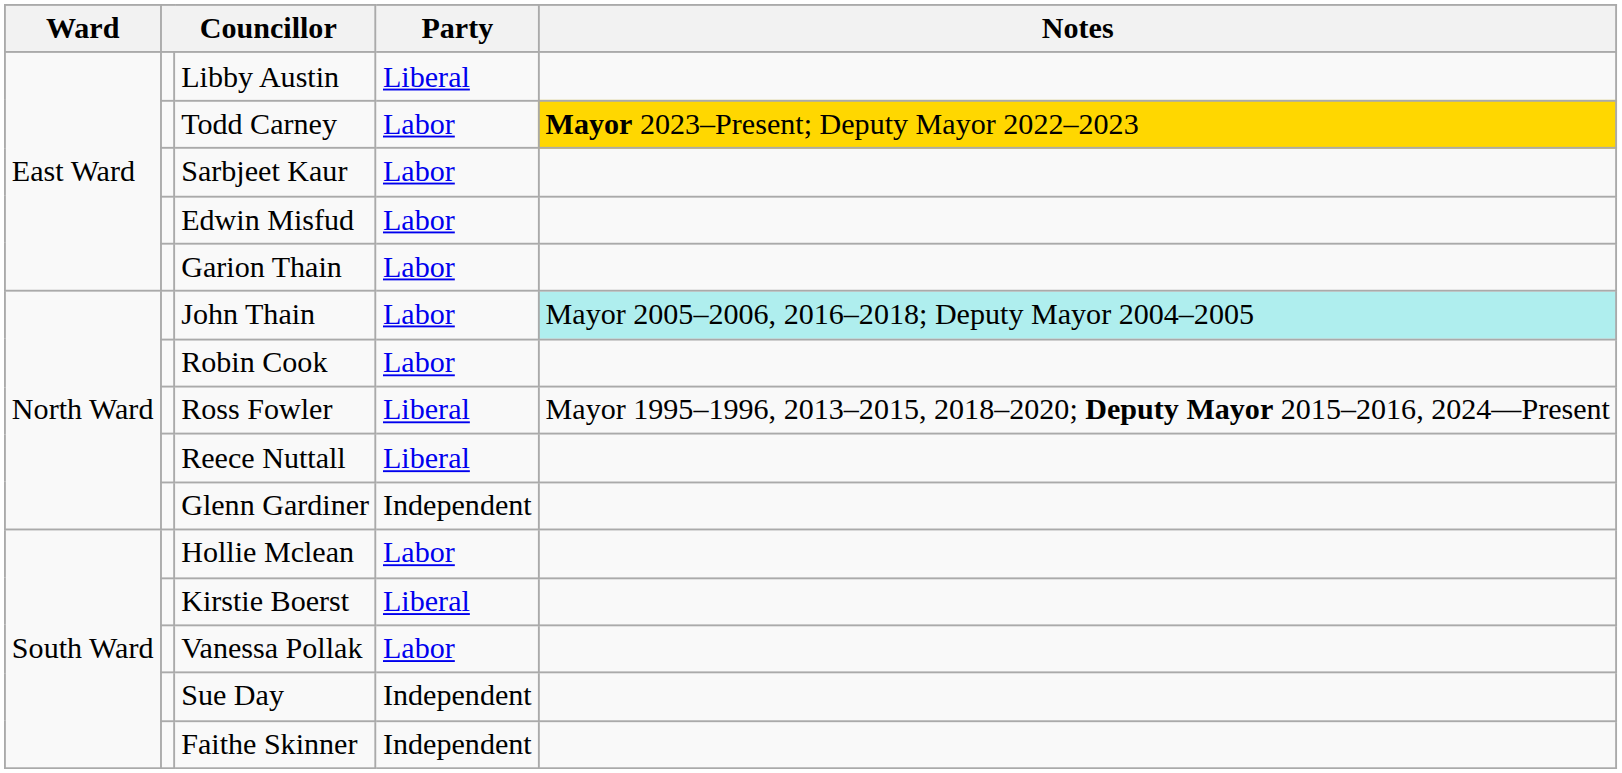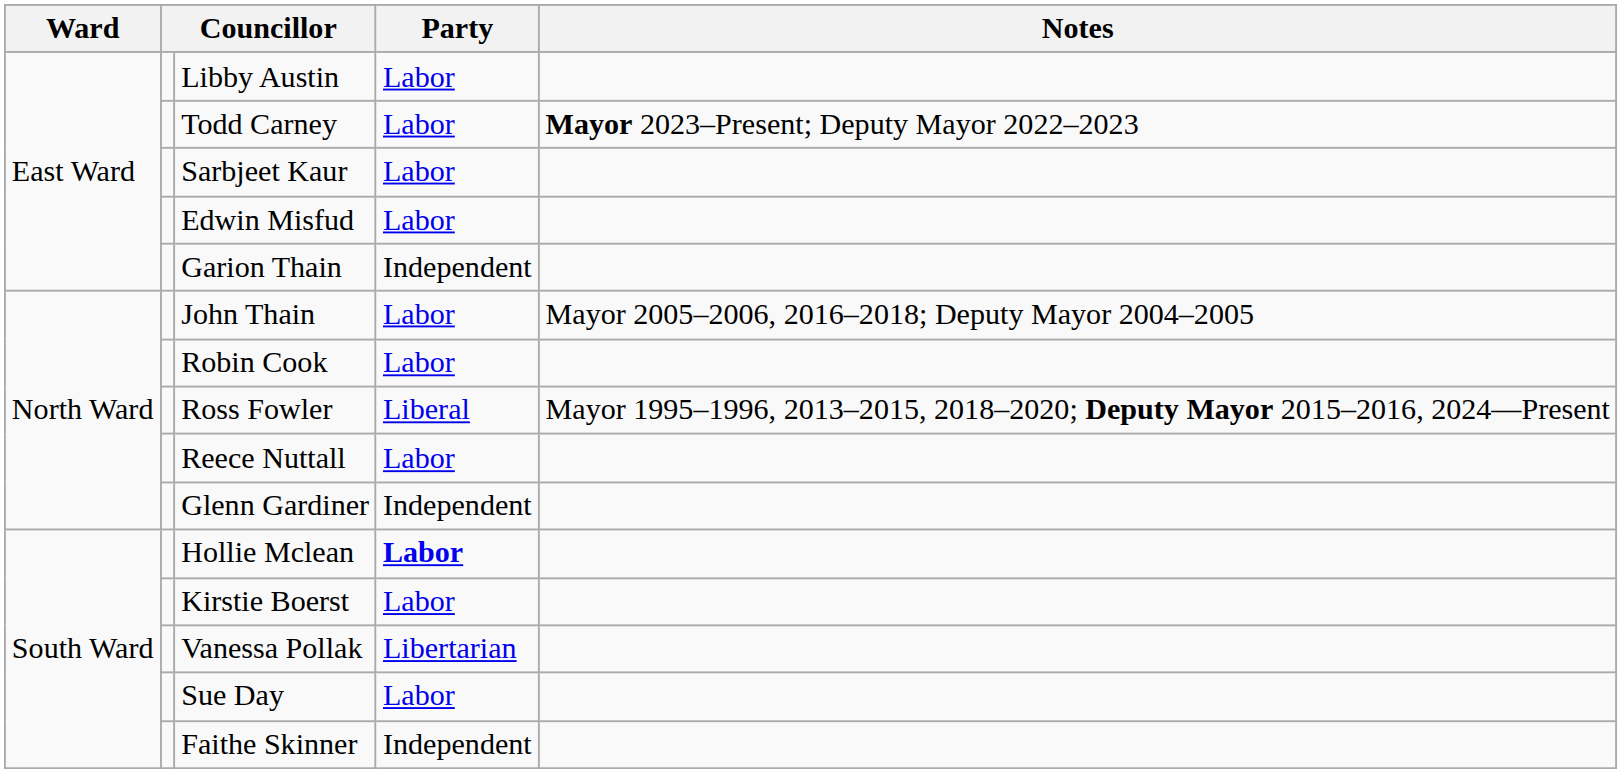(426, 76) Liberal -> (419, 76) Labor
(842, 123) gold background -> (842, 123) no background
(419, 266) Labor -> (457, 266) Independent
(900, 314) paleturquoise background -> (900, 314) no background
(426, 457) Liberal -> (419, 457) Labor
(419, 553) normal -> (423, 553) bold
(426, 600) Liberal -> (419, 600) Labor
(419, 648) Labor -> (450, 648) Libertarian
(457, 696) Independent -> (419, 696) Labor
